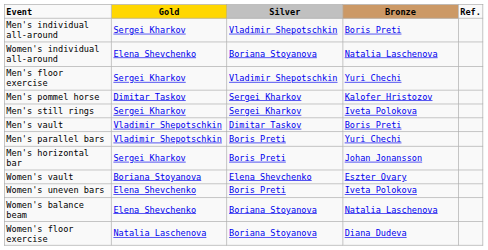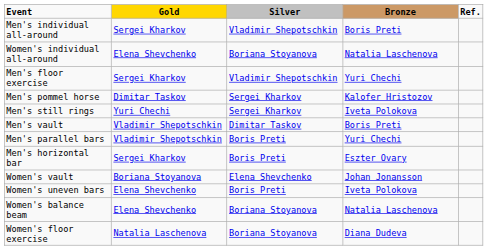(150, 111) Sergei Kharkov -> (142, 111) Yuri Chechi
(383, 158) Johan Jonansson -> (376, 158) Eszter Ovary
(376, 177) Eszter Ovary -> (383, 177) Johan Jonansson
